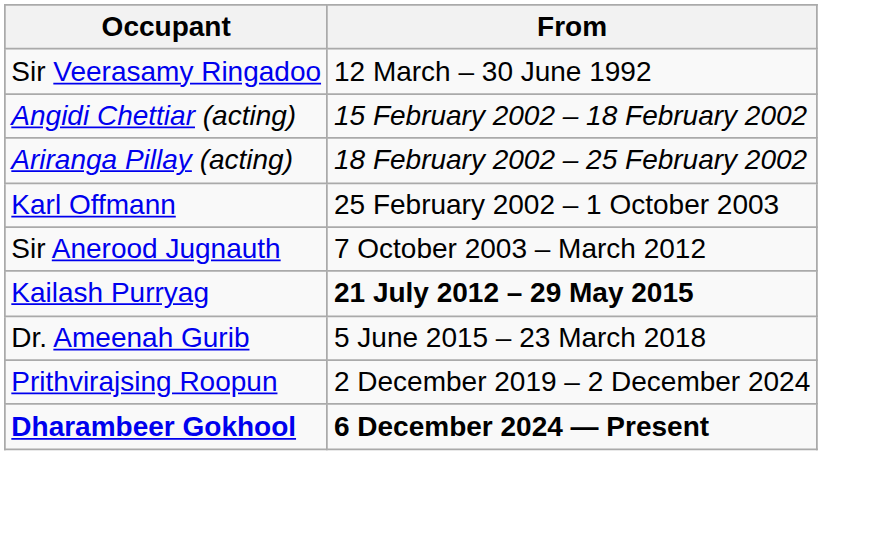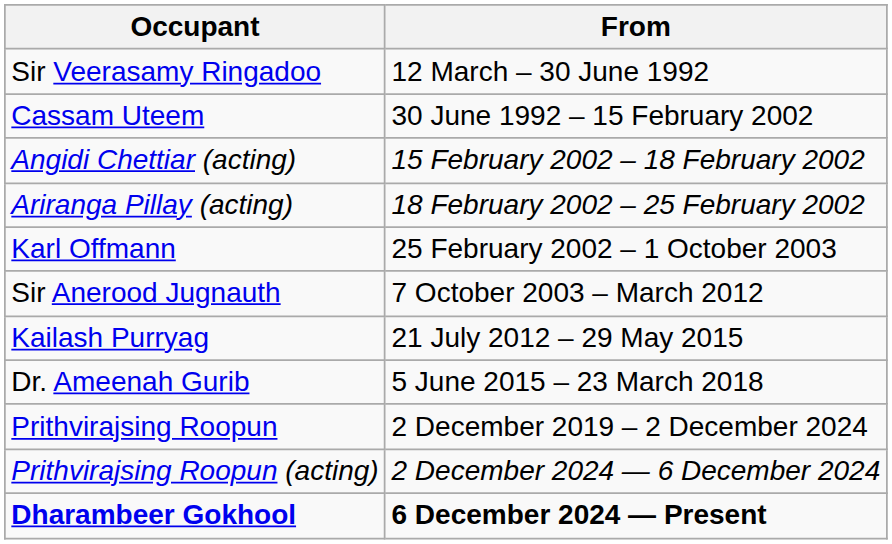+ row: (108, 115)
(514, 293) bold -> (567, 337) normal
+ row: (195, 470)
